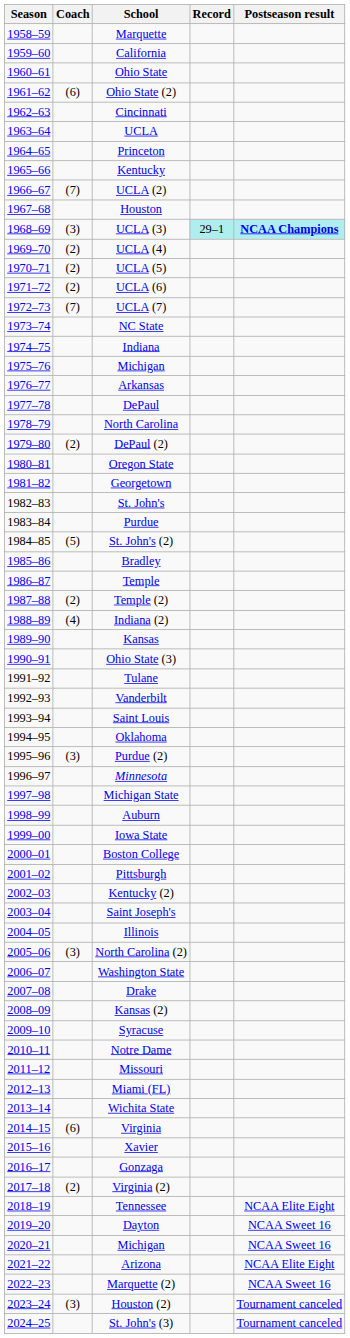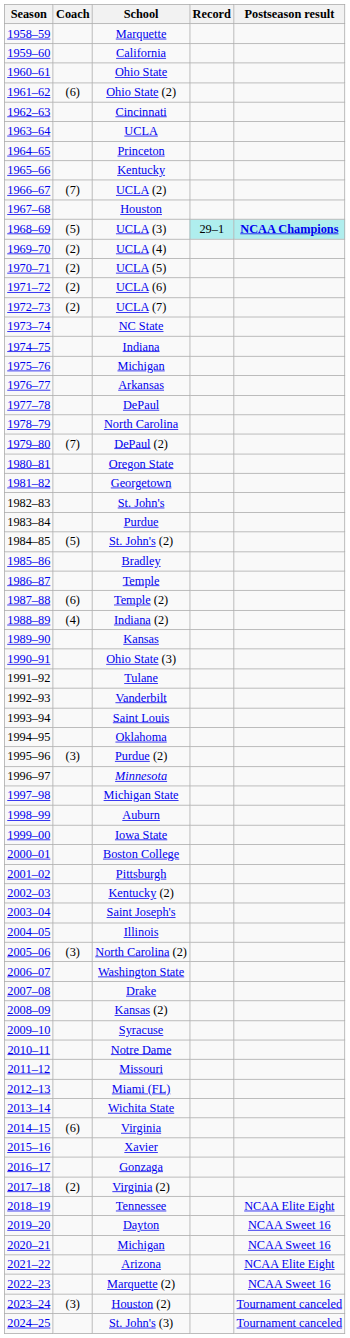(73, 229) (3) -> (73, 229) (5)
(73, 307) (7) -> (73, 307) (2)
(73, 444) (2) -> (73, 444) (7)
(73, 600) (2) -> (73, 600) (6)
